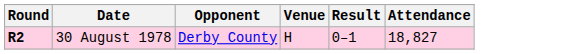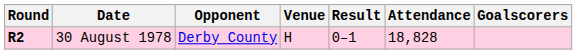+ column: (523, 16)
(413, 38) 18,827 -> (413, 38) 18,828
